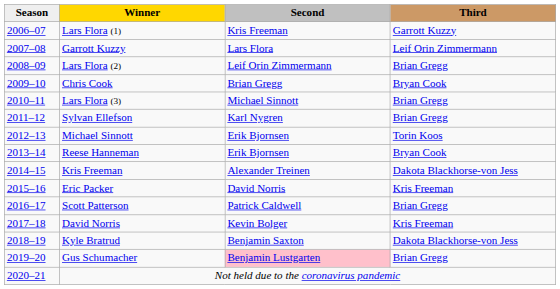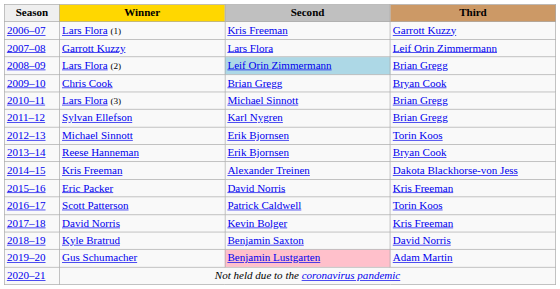(280, 65) no background -> (280, 65) lightblue background
(420, 205) Brian Gregg -> (418, 205) Torin Koos
(455, 240) Dakota Blackhorse-von Jess -> (422, 240) David Norris
(420, 258) Brian Gregg -> (423, 258) Adam Martin
